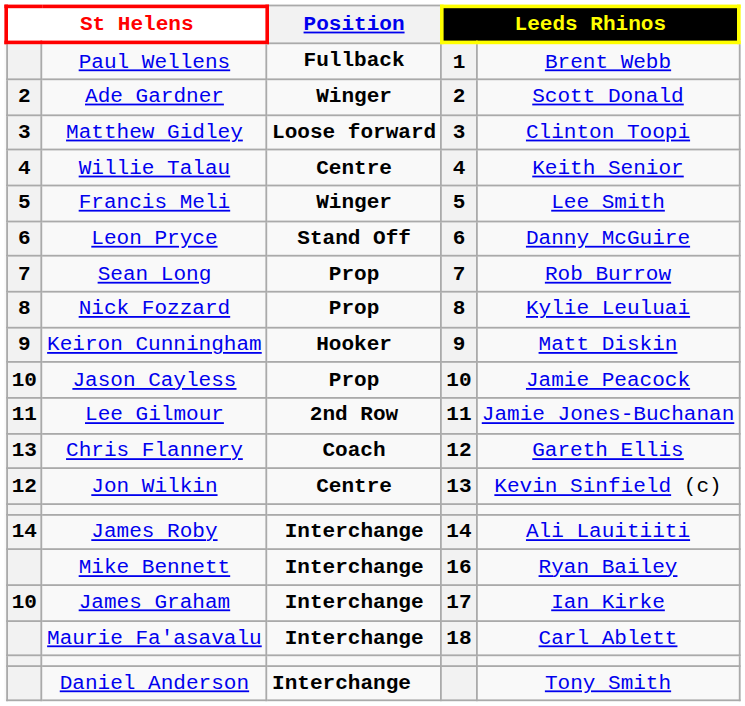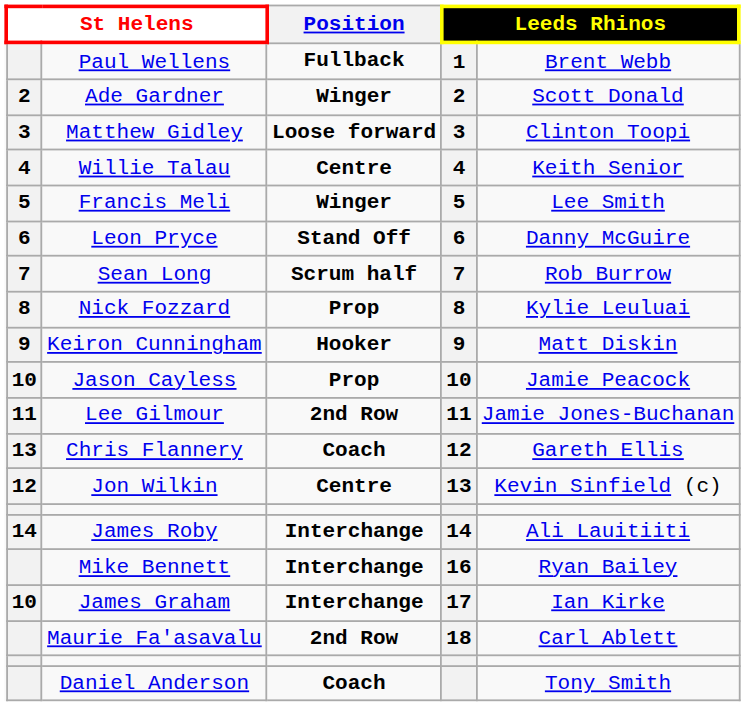(354, 274) Prop -> (354, 274) Scrum half
(354, 638) Interchange -> (354, 638) 2nd Row
(341, 683) Interchange -> (354, 683) Coach
